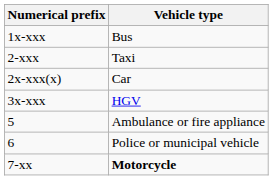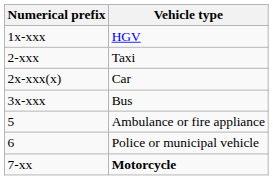(122, 36) Bus -> (126, 36) HGV
(126, 100) HGV -> (122, 100) Bus
